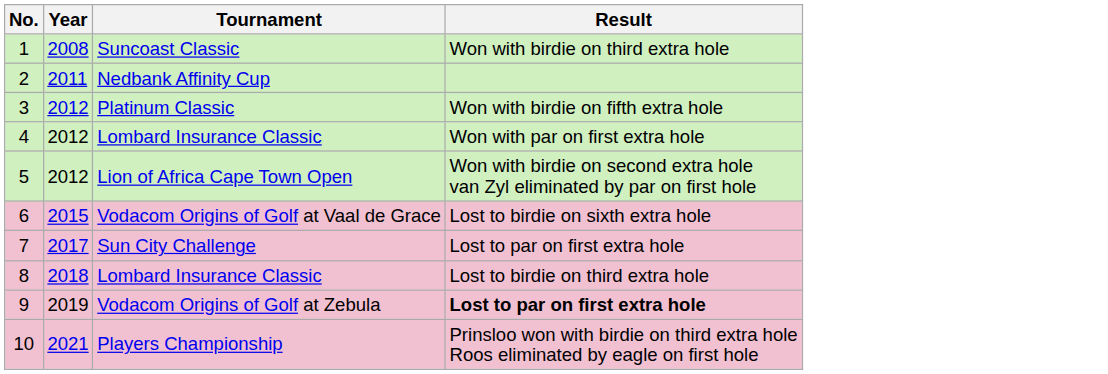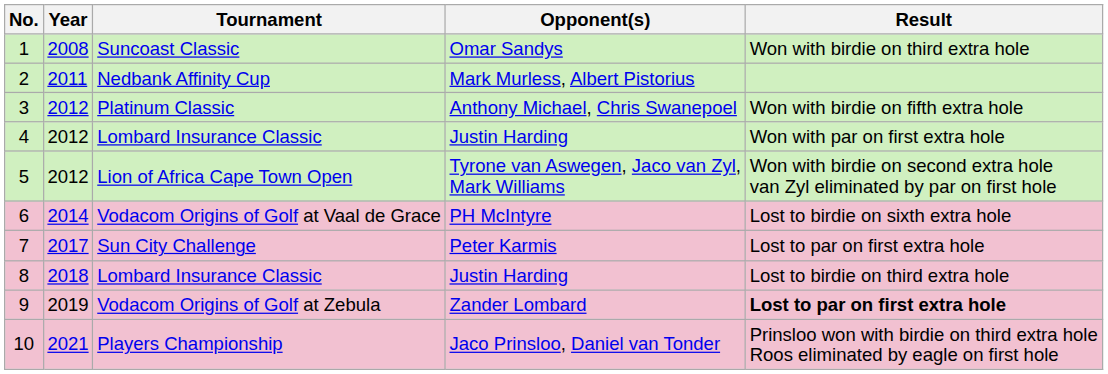+ column: (595, 19)
(68, 216) 2015 -> (68, 216) 2014
